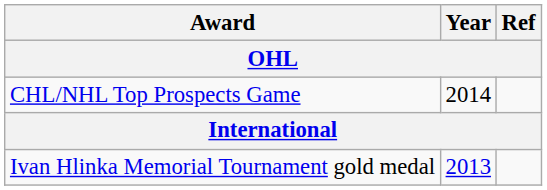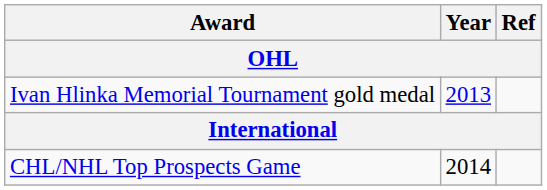rows swapped: (155, 94) <-> (223, 166)
